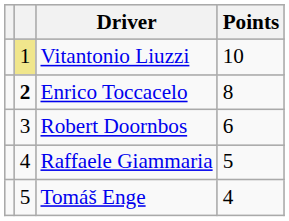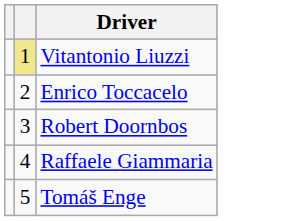- column: (251, 21)
(25, 91) bold -> (25, 91) normal
